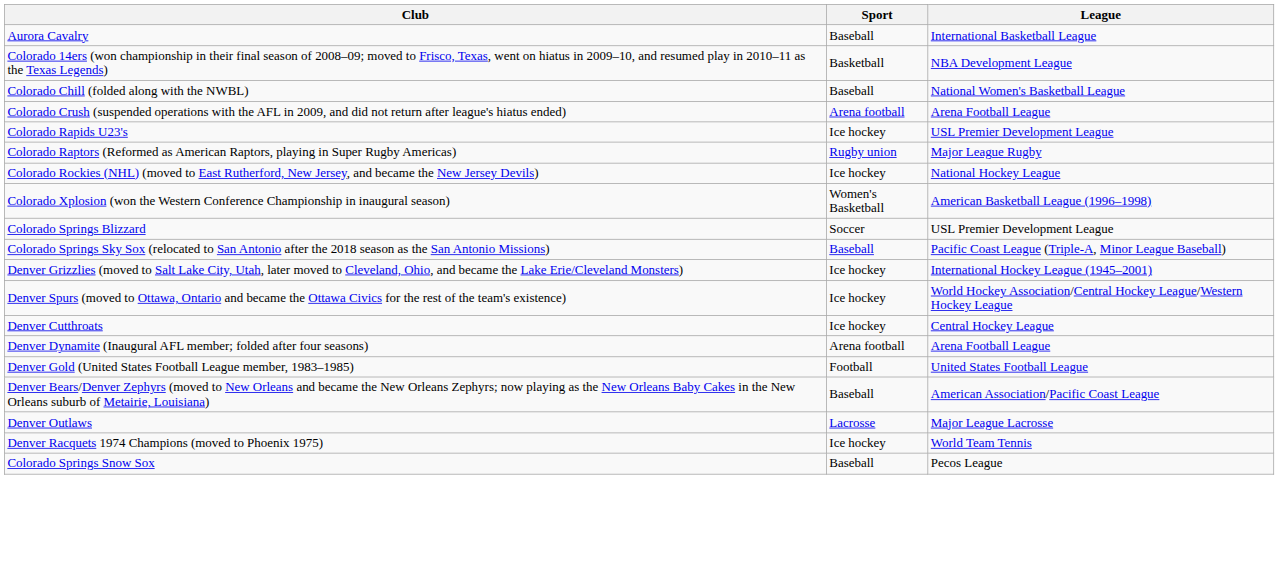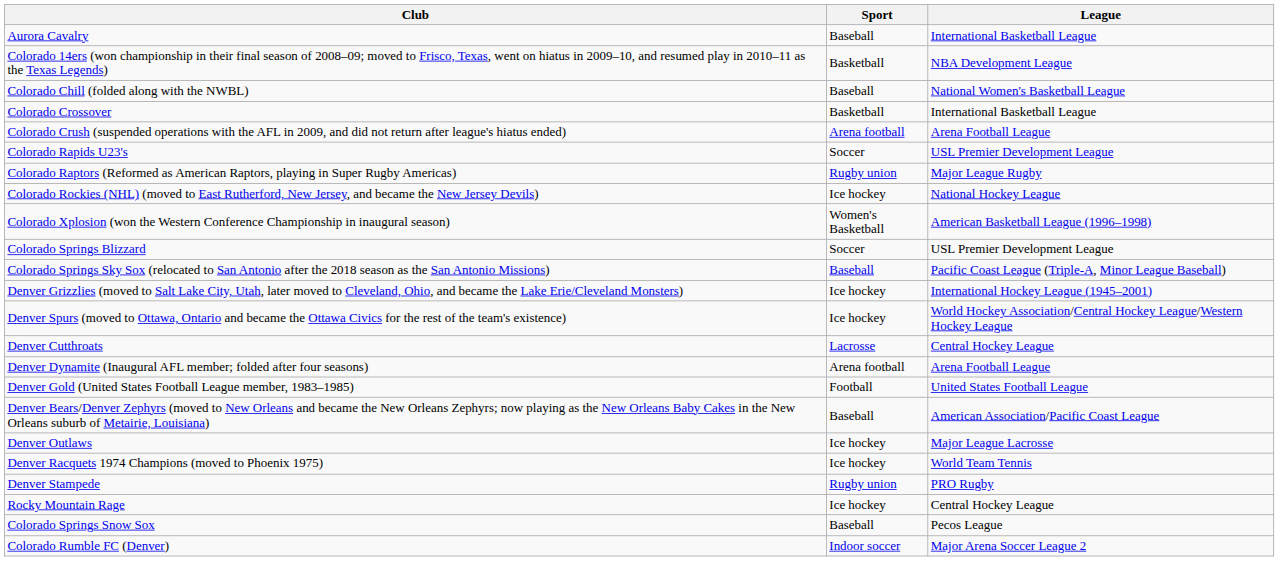+ row: (59, 111)
(858, 132) Ice hockey -> (847, 152) Soccer
(858, 325) Ice hockey -> (852, 346) Lacrosse
(852, 422) Lacrosse -> (858, 443) Ice hockey
+ row: (54, 484)
+ row: (66, 504)
+ row: (88, 545)
